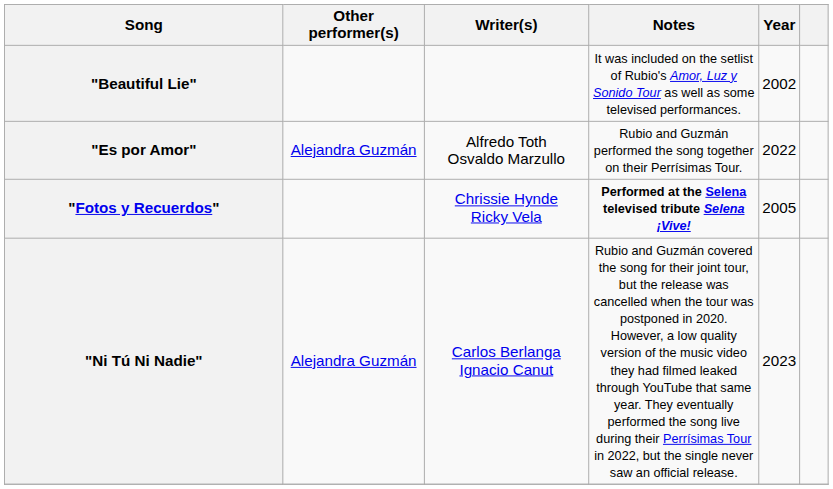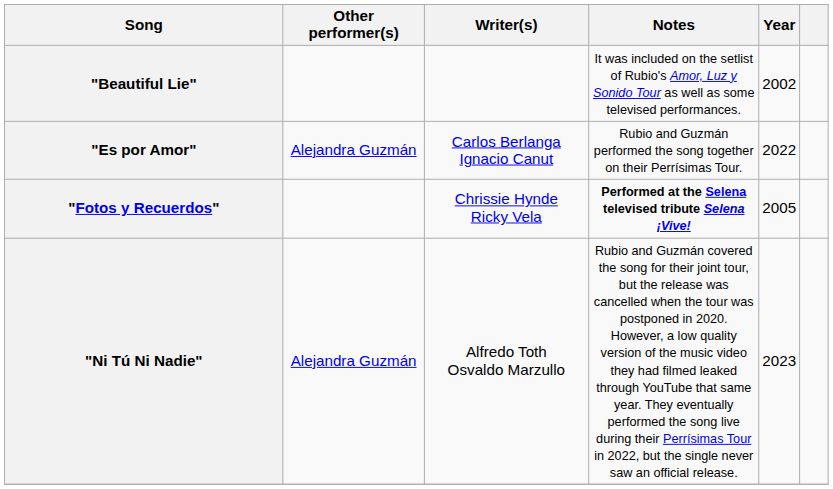(506, 150) Alfredo Toth Osvaldo Marzullo -> (506, 150) Carlos Berlanga Ignacio Canut
(506, 360) Carlos Berlanga Ignacio Canut -> (506, 360) Alfredo Toth Osvaldo Marzullo
